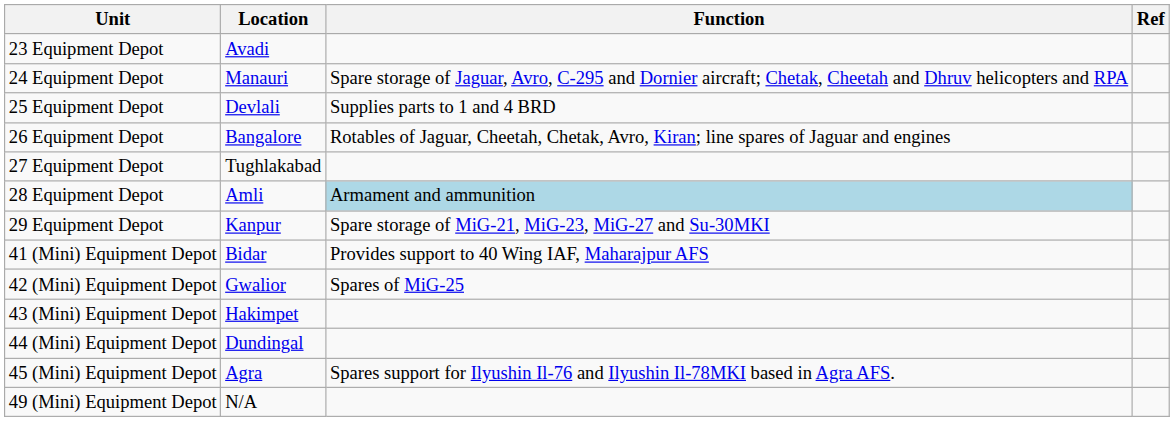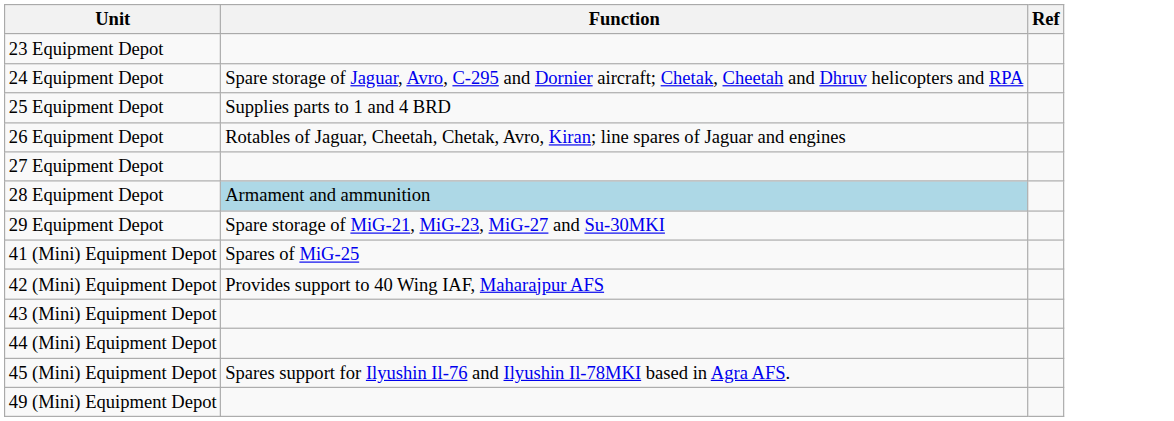- column: (273, 19)
(519, 254) Provides support to 40 Wing IAF, Maharajpur AFS -> (292, 254) Spares of MiG-25
(397, 284) Spares of MiG-25 -> (415, 284) Provides support to 40 Wing IAF, Maharajpur AFS
